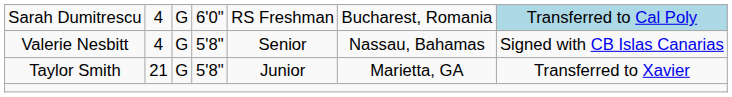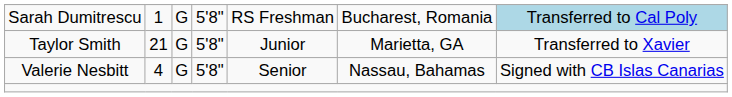(158, 17) 4 -> (158, 17) 1
(210, 17) 6'0" -> (210, 17) 5'8"
rows swapped: (75, 44) <-> (75, 70)
